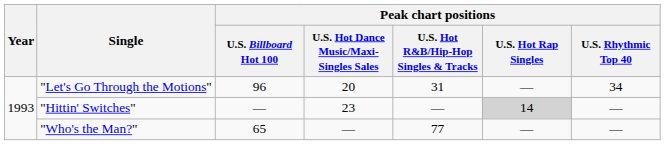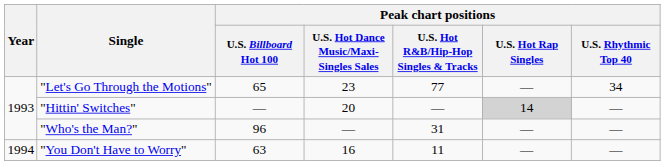(259, 87) 96 -> (259, 87) 65
(349, 87) 20 -> (349, 87) 23
(438, 87) 31 -> (438, 87) 77
(349, 108) 23 -> (349, 108) 20
(259, 129) 65 -> (259, 129) 96
(438, 129) 77 -> (438, 129) 31
+ row: (113, 150)
